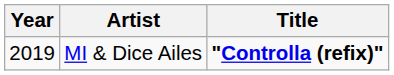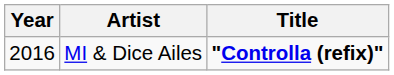(32, 53) 2019 -> (32, 53) 2016
